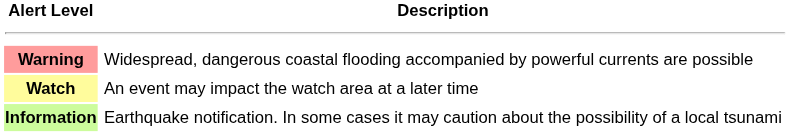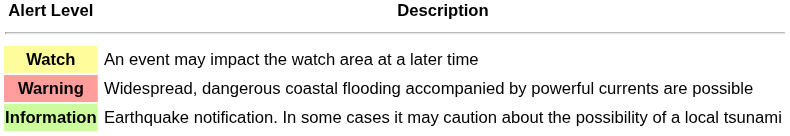rows swapped: (51, 59) <-> (51, 88)
